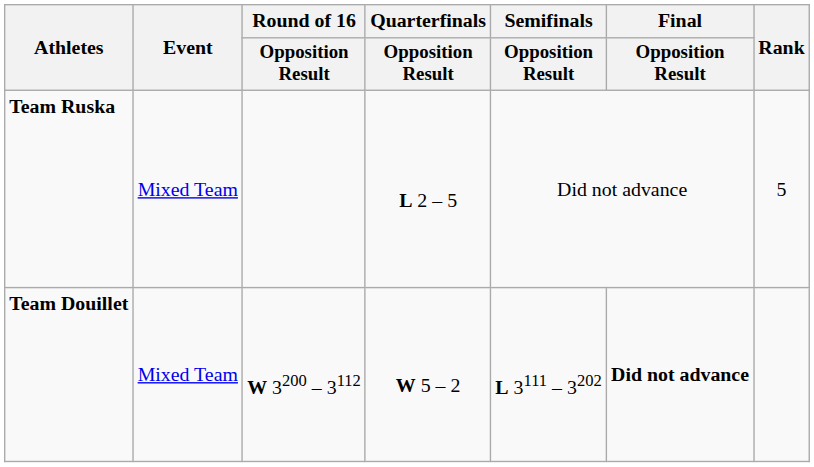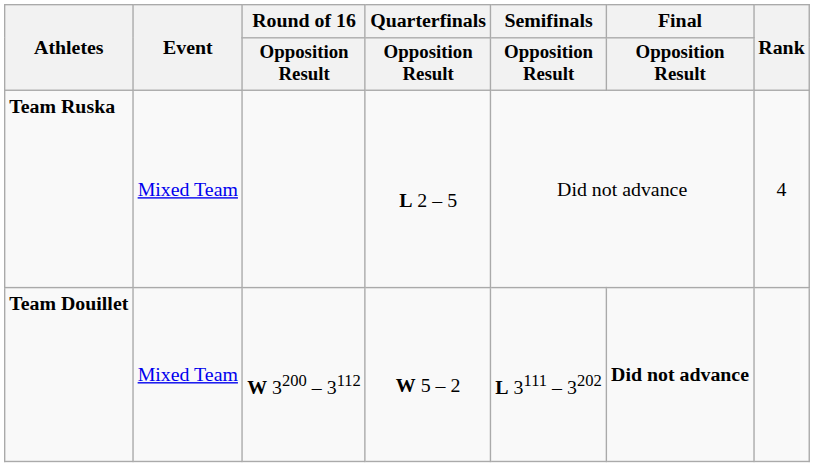(782, 189) 5 -> (782, 189) 4
